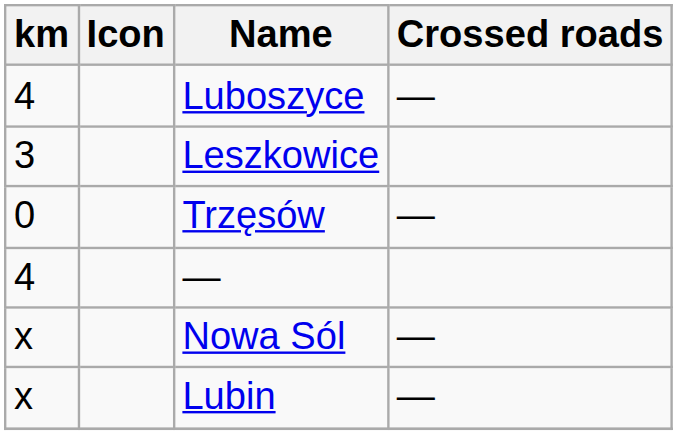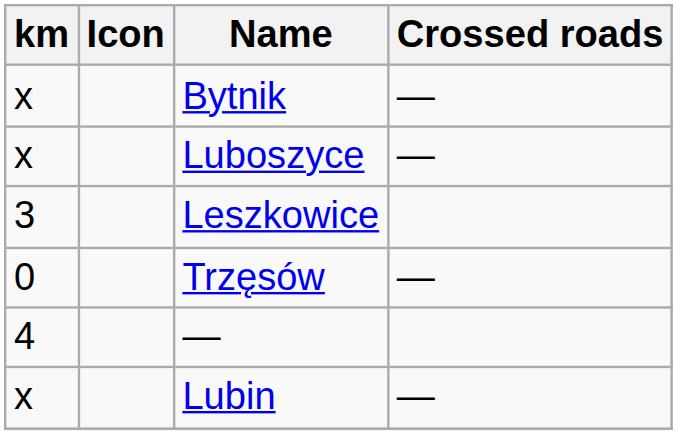+ row: (234, 95)
(25, 95) 4 -> (23, 155) x
- row: (264, 336)
